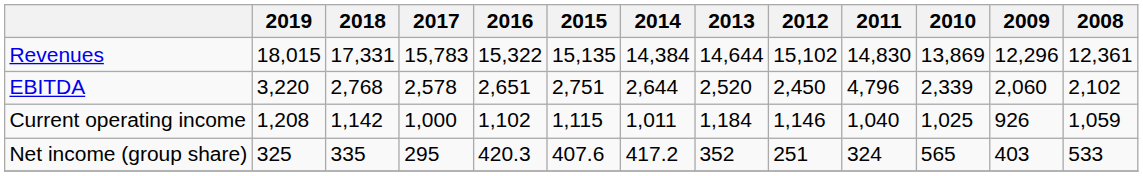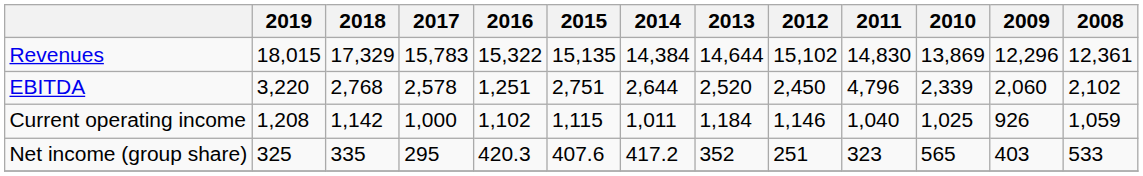(363, 54) 17,331 -> (363, 54) 17,329
(504, 87) 2,651 -> (504, 87) 1,251
(864, 154) 324 -> (864, 154) 323
